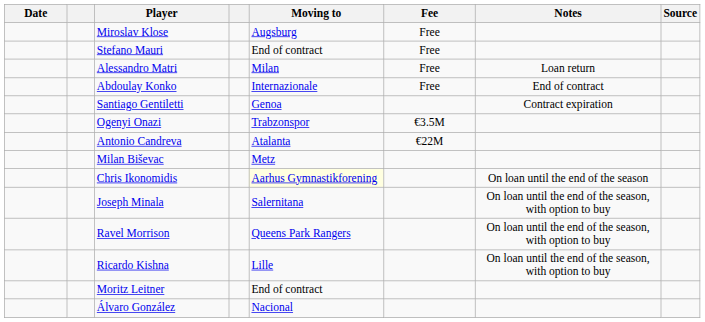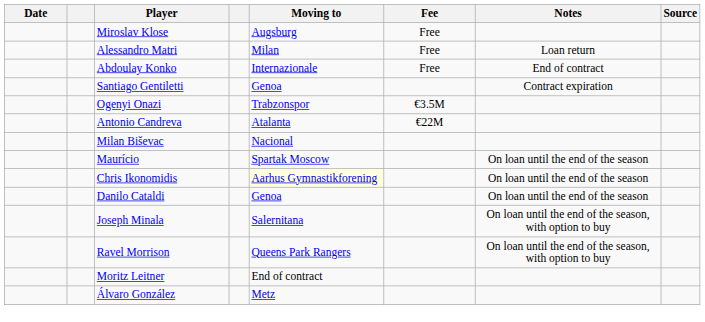- row: (130, 50)
(263, 159) Metz -> (272, 141) Nacional
+ row: (118, 159)
+ row: (131, 196)
- row: (133, 265)
(272, 308) Nacional -> (263, 295) Metz
